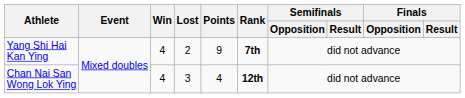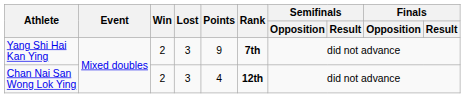(162, 51) 4 -> (162, 51) 2
(188, 51) 2 -> (188, 51) 3
(162, 79) 4 -> (162, 79) 2
